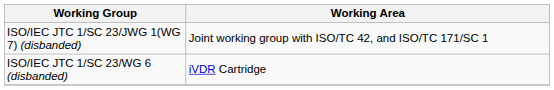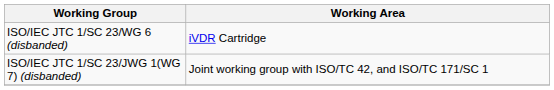rows swapped: (79, 69) <-> (94, 38)
